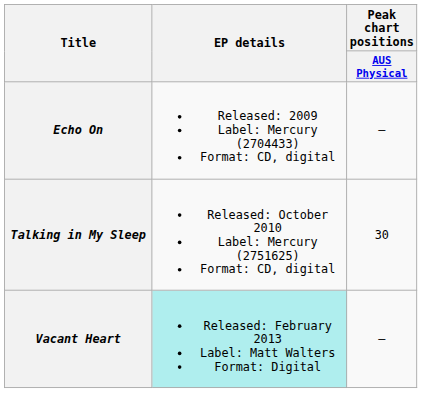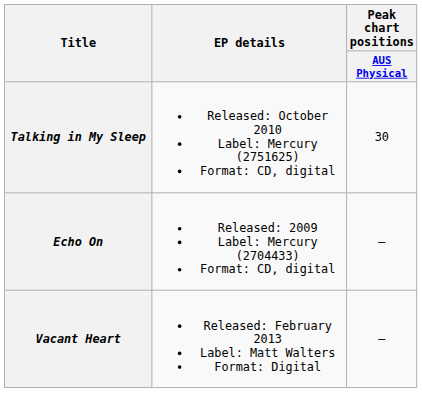rows swapped: (78, 130) <-> (78, 235)
(250, 346) paleturquoise background -> (250, 346) no background
